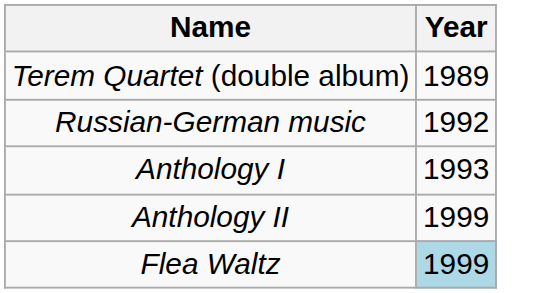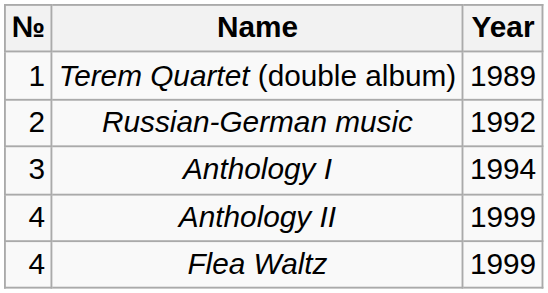+ column: (28, 28)
(456, 169) 1993 -> (503, 169) 1994
(456, 264) lightblue background -> (503, 264) no background
